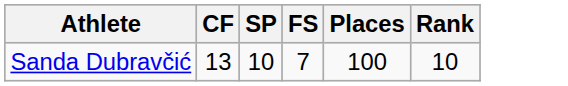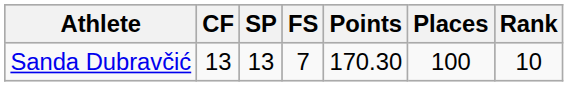+ column: (366, 24)
(261, 62) 10 -> (261, 62) 13
